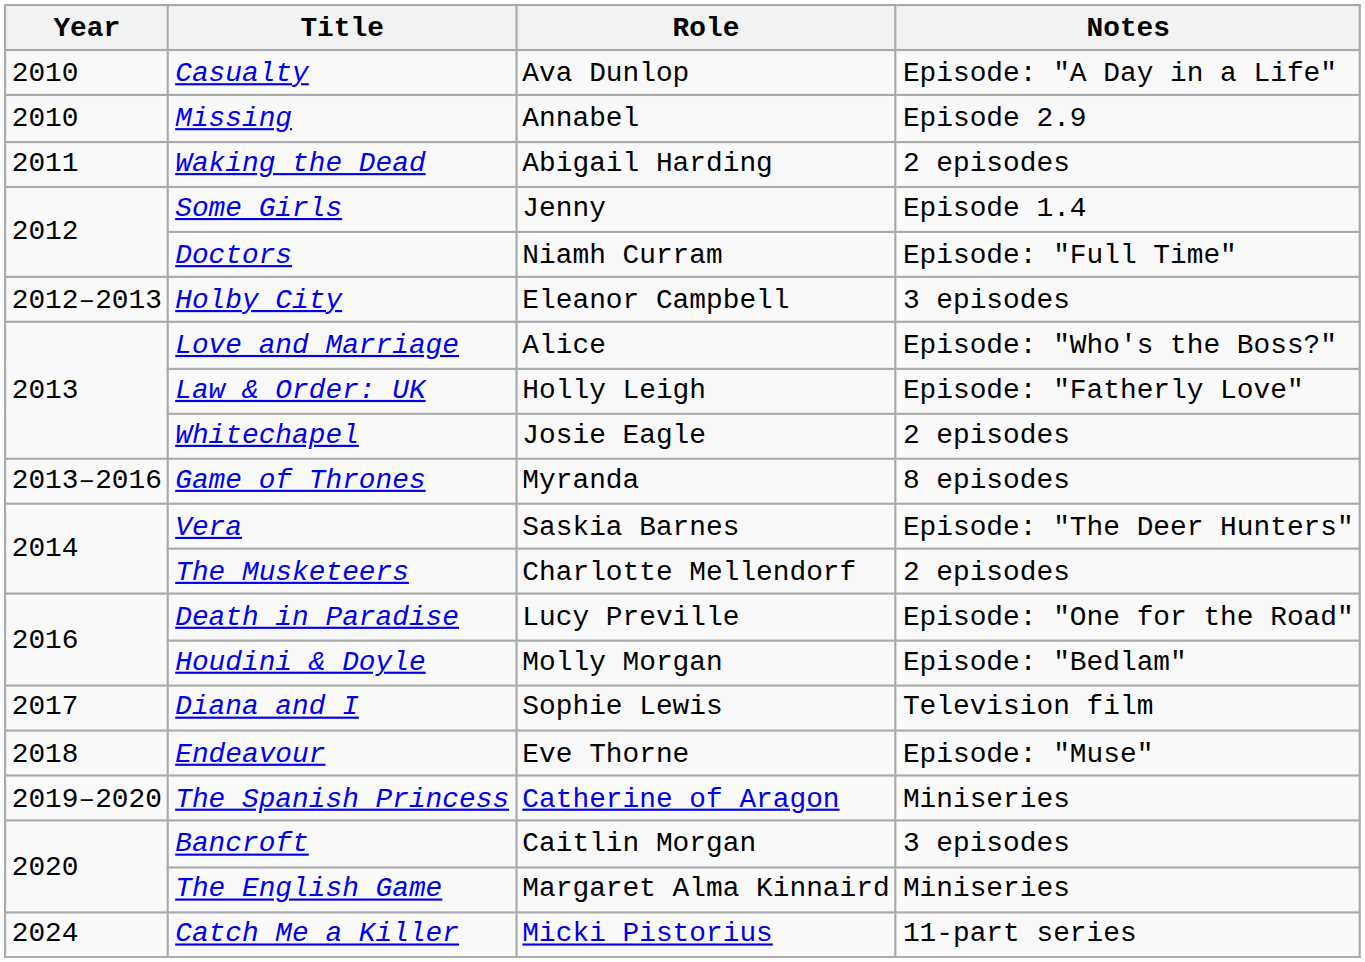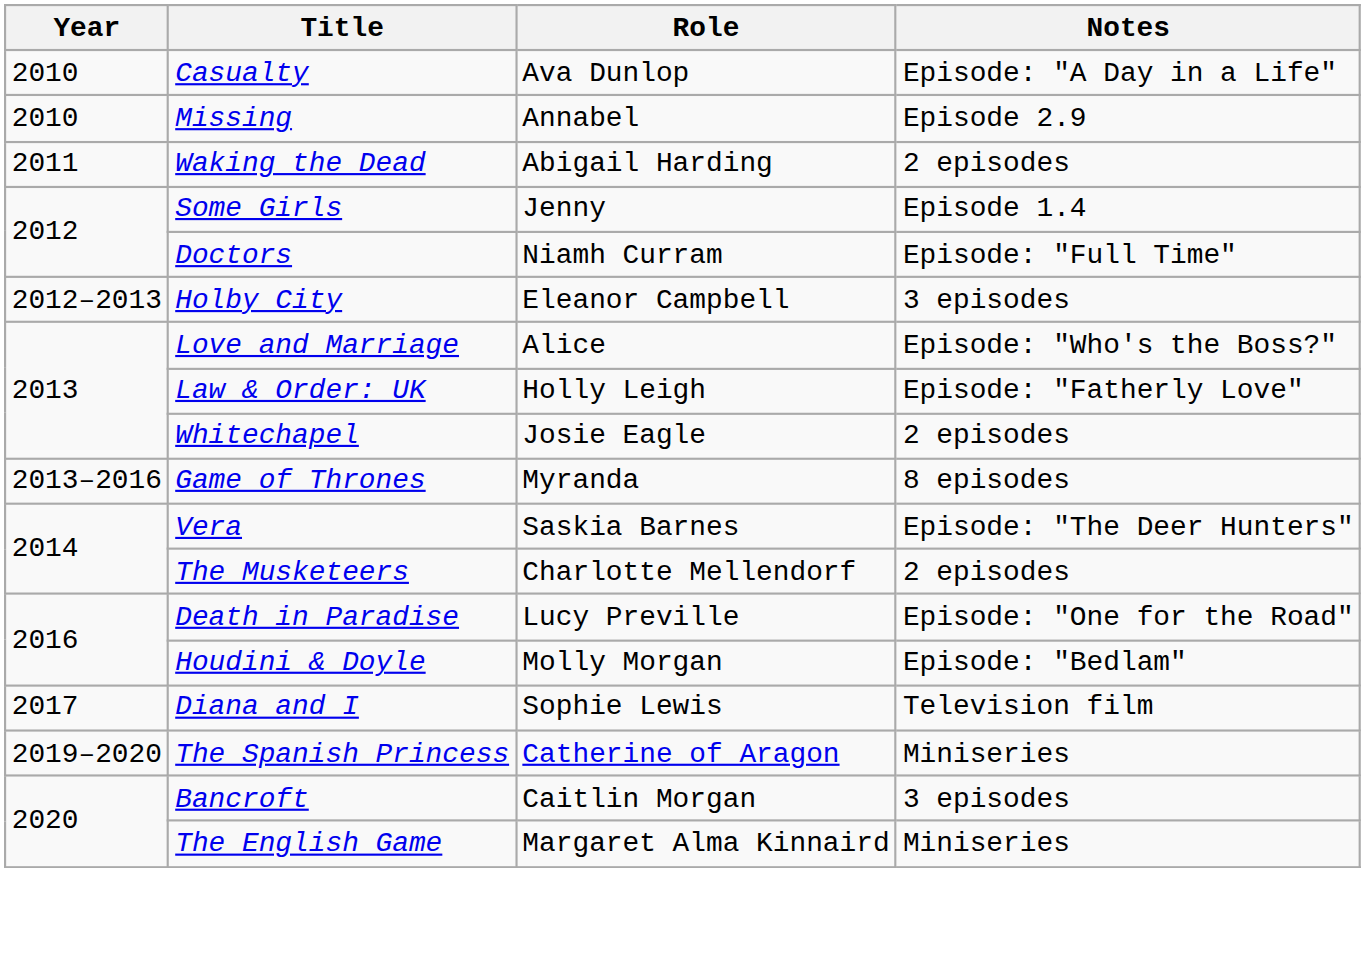- row: (250, 753)
- row: (317, 935)
